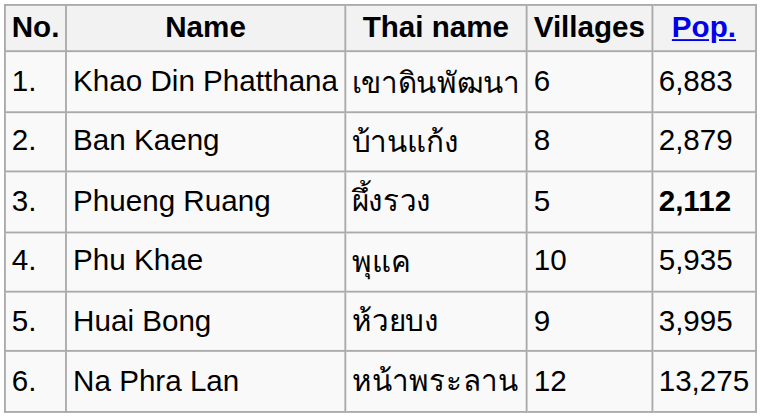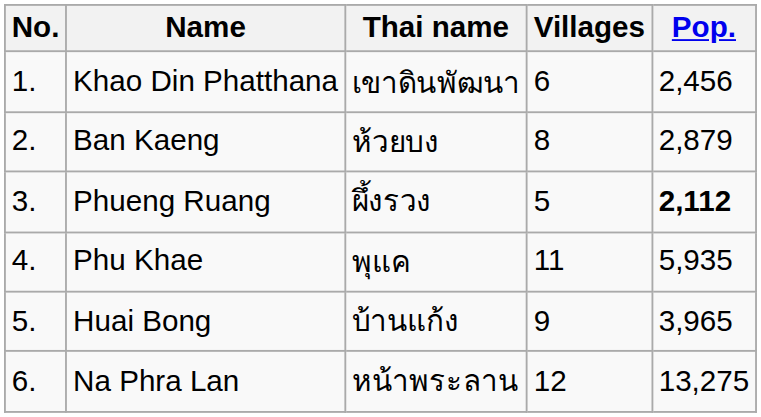(696, 81) 6,883 -> (696, 81) 2,456
(405, 142) บ้านแก้ง -> (395, 142) ห้วยบง
(550, 261) 10 -> (549, 261) 11
(395, 321) ห้วยบง -> (405, 321) บ้านแก้ง
(696, 320) 3,995 -> (696, 320) 3,965
